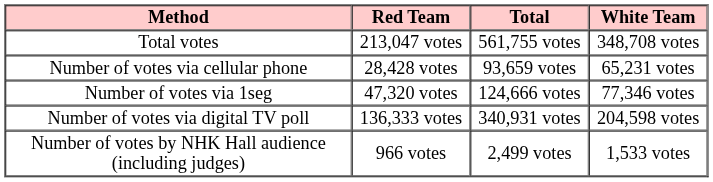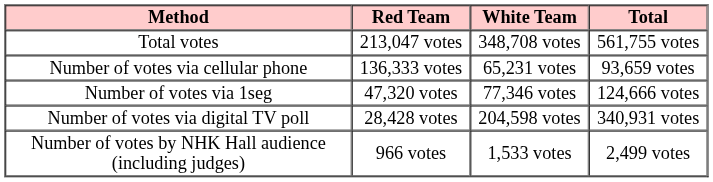columns swapped: (648, 17) <-> (530, 17)
(411, 67) 28,428 votes -> (411, 67) 136,333 votes
(411, 117) 136,333 votes -> (411, 117) 28,428 votes
